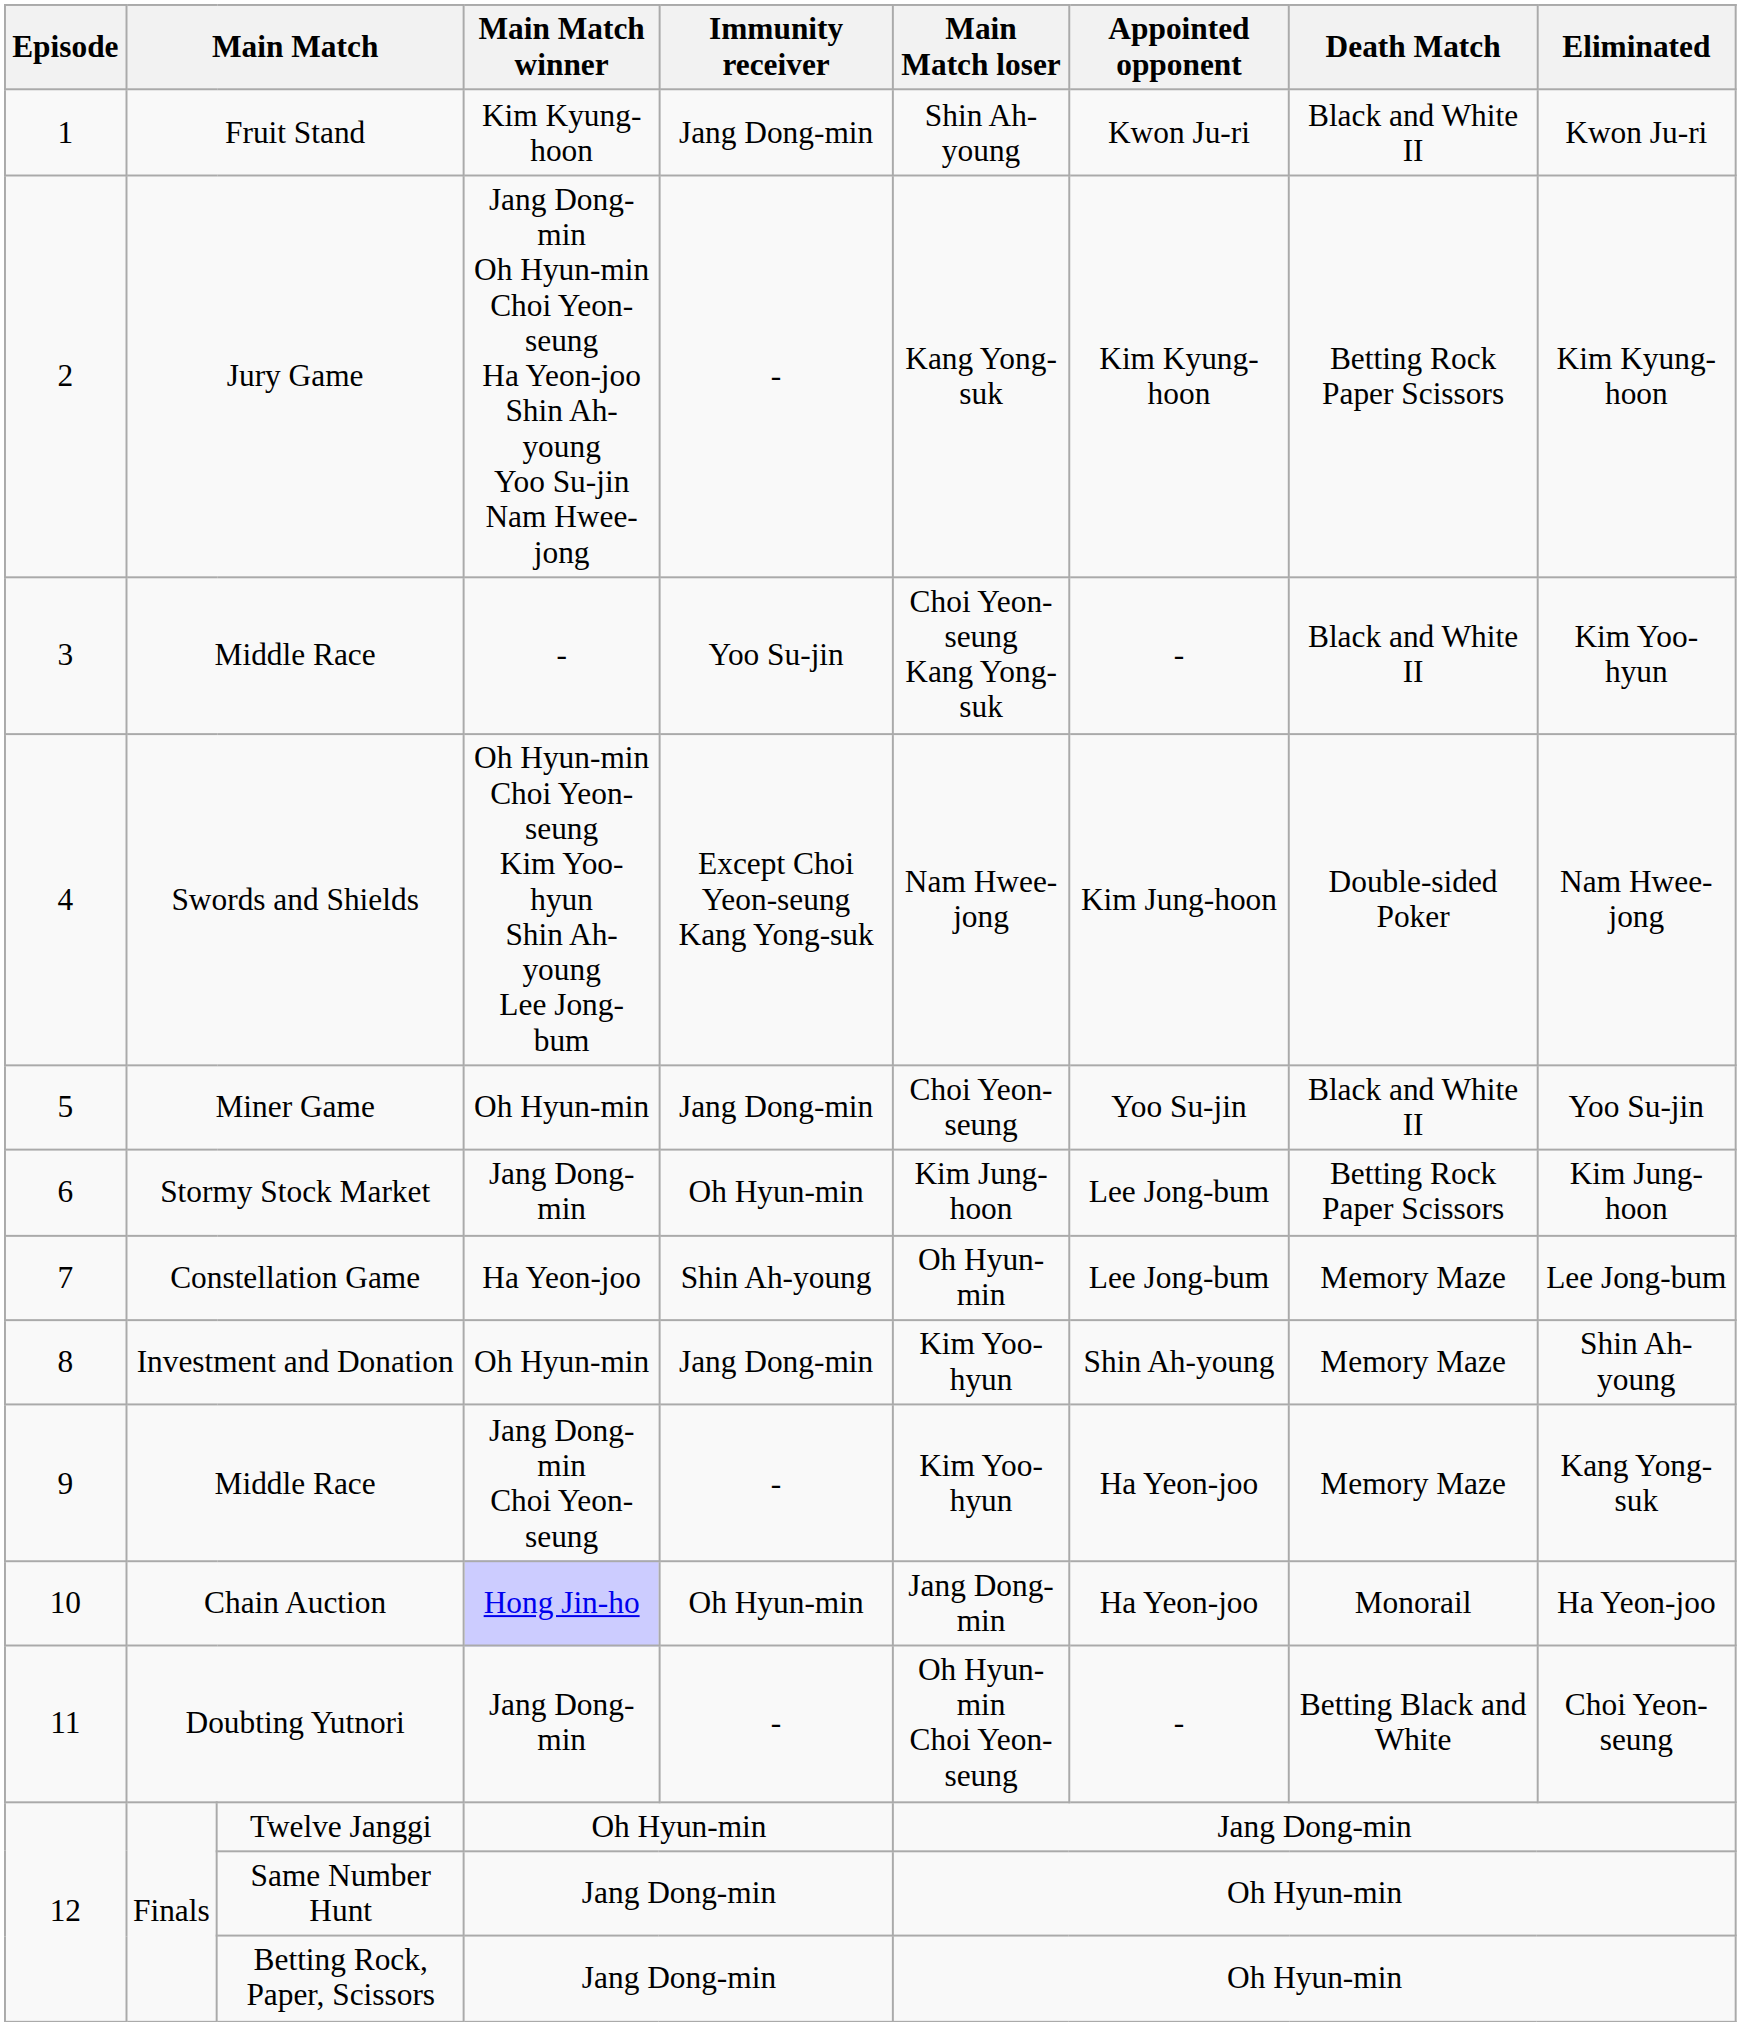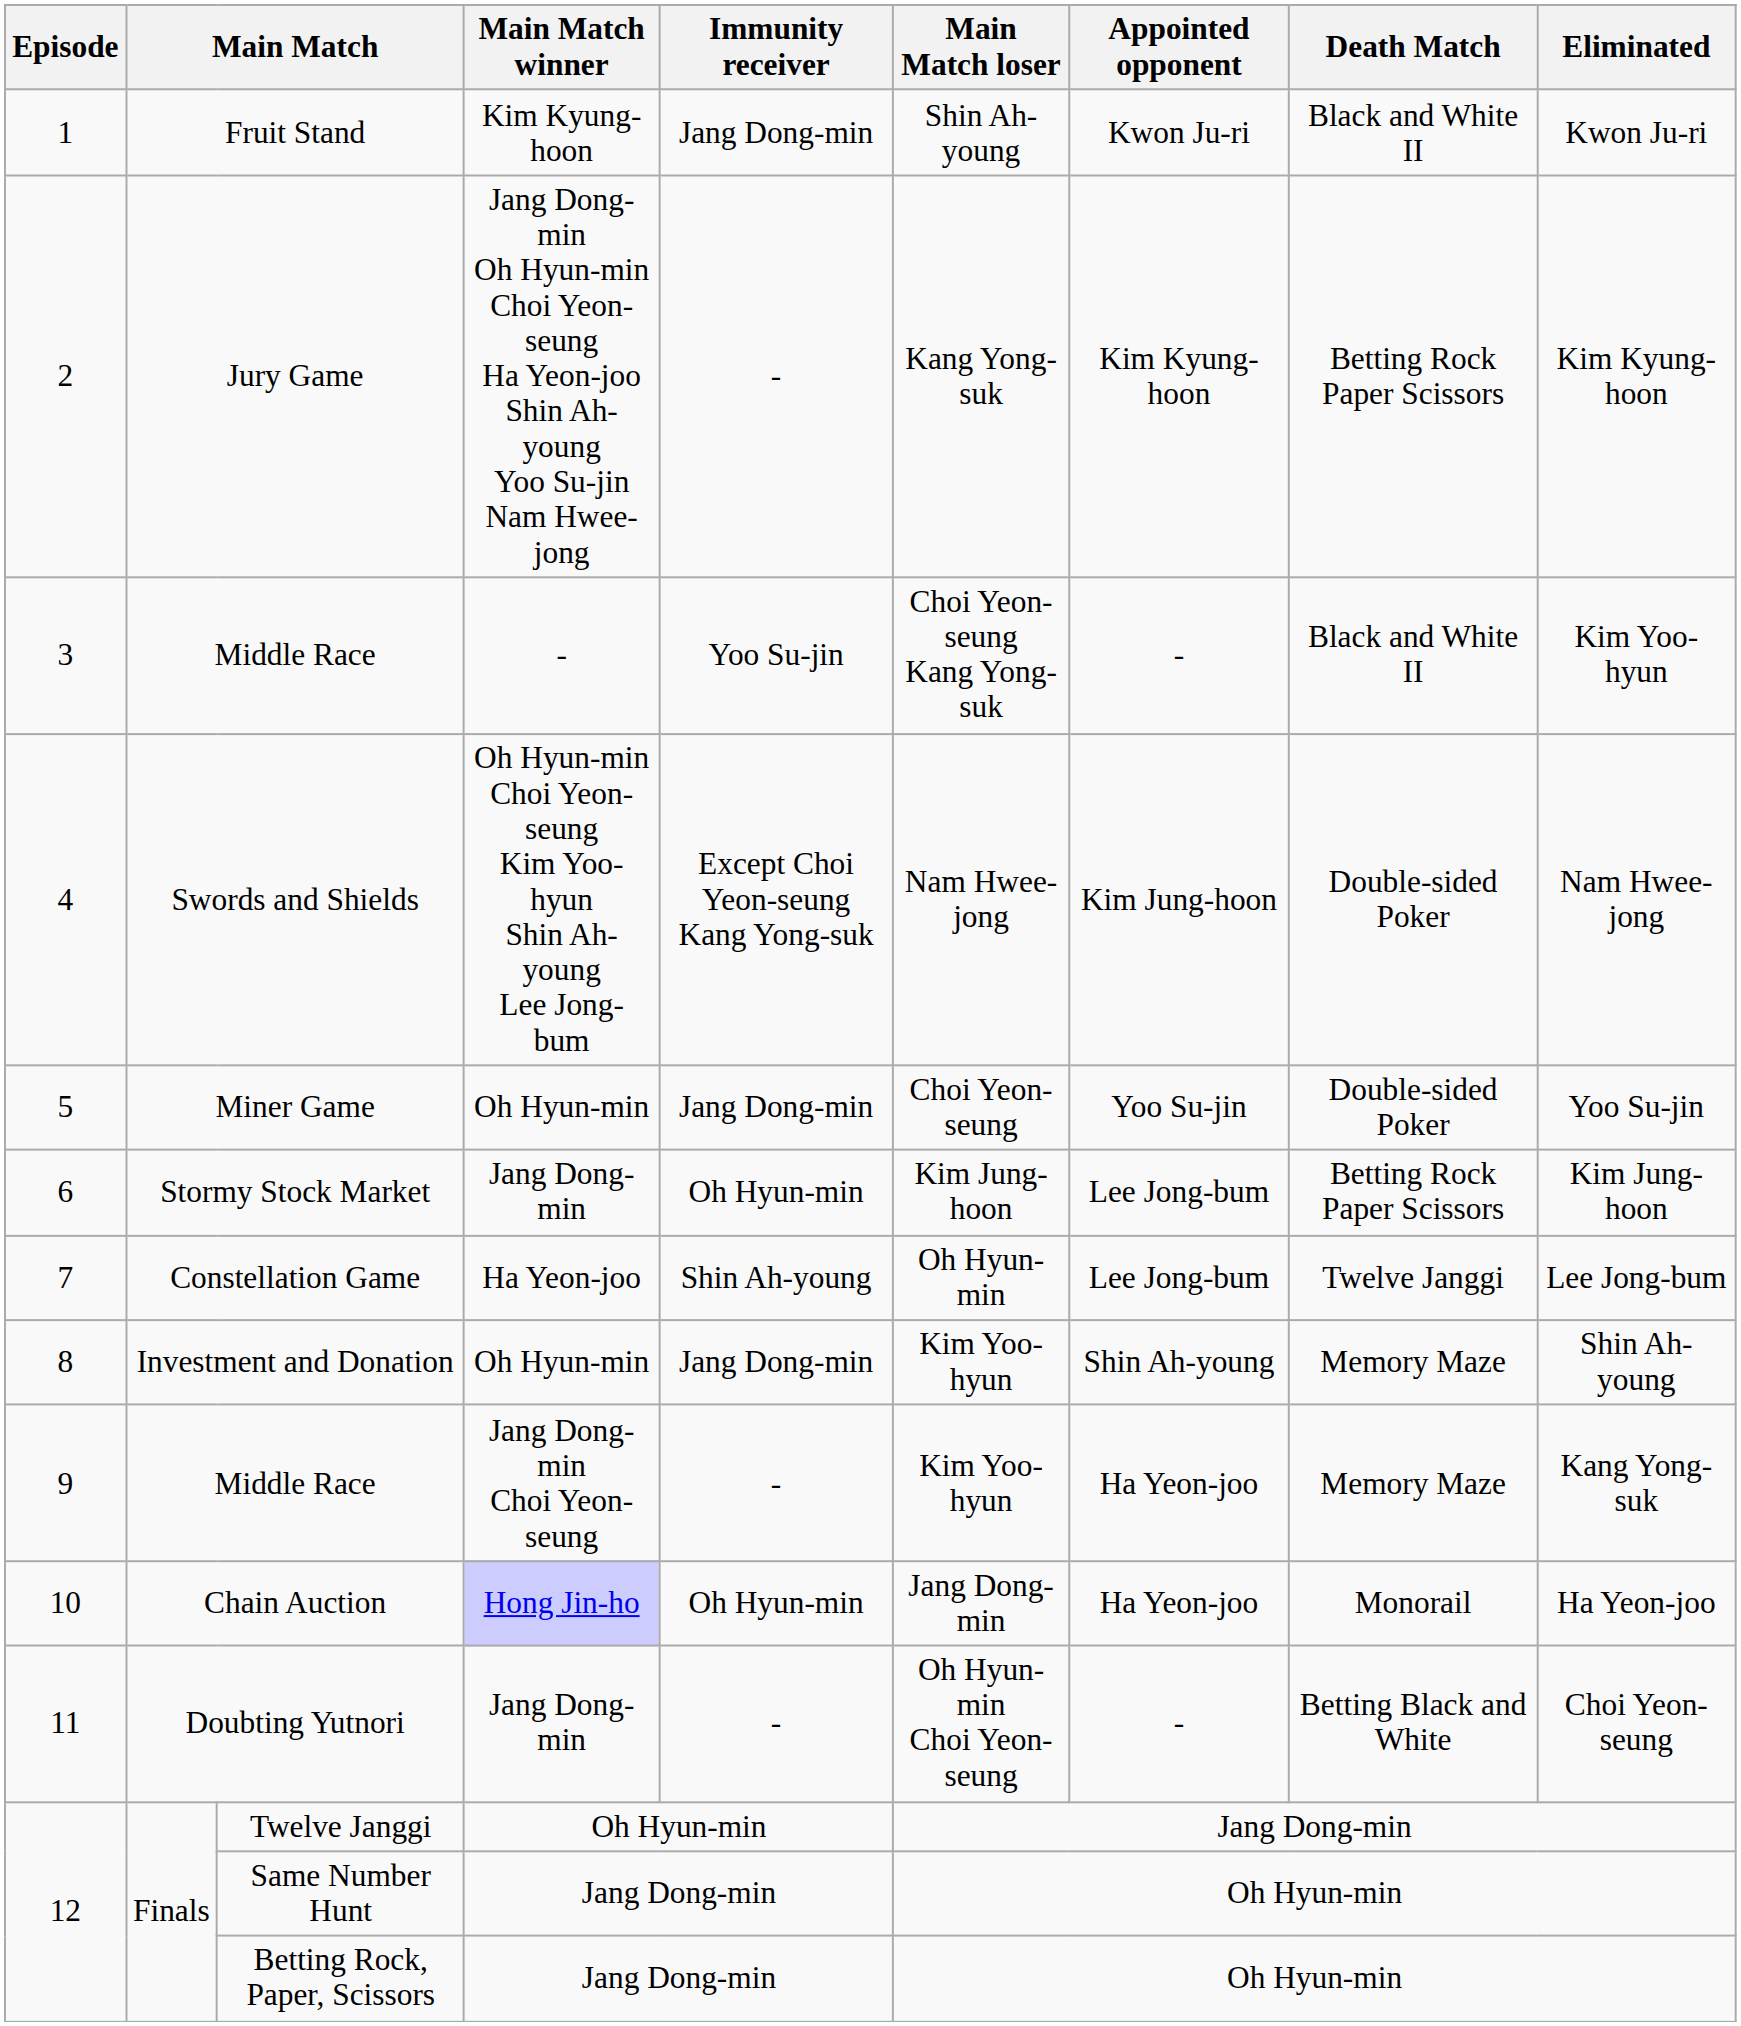(1413, 1107) Black and White II -> (1413, 1107) Double-sided Poker
(1413, 1277) Memory Maze -> (1413, 1277) Twelve Janggi
